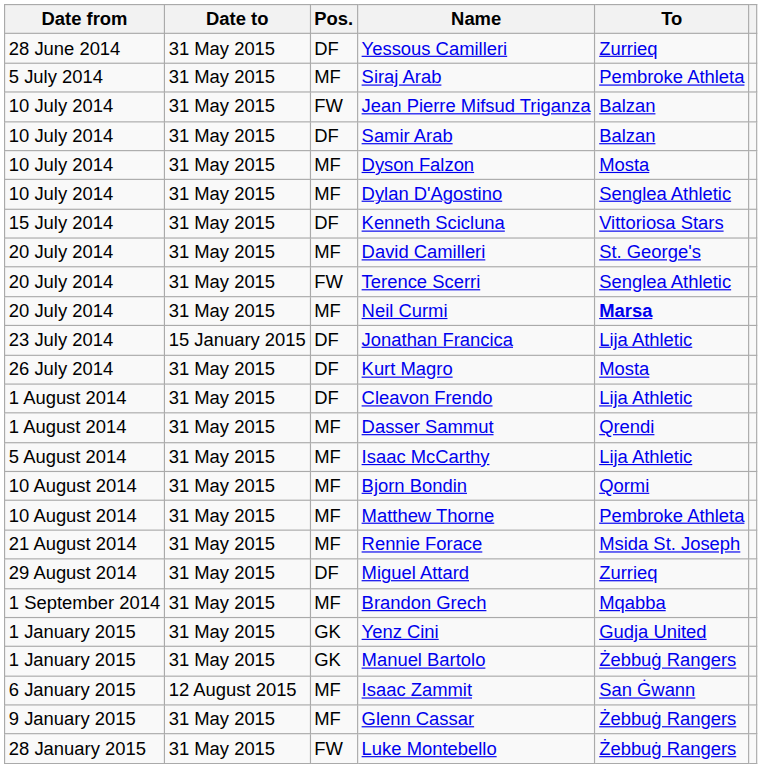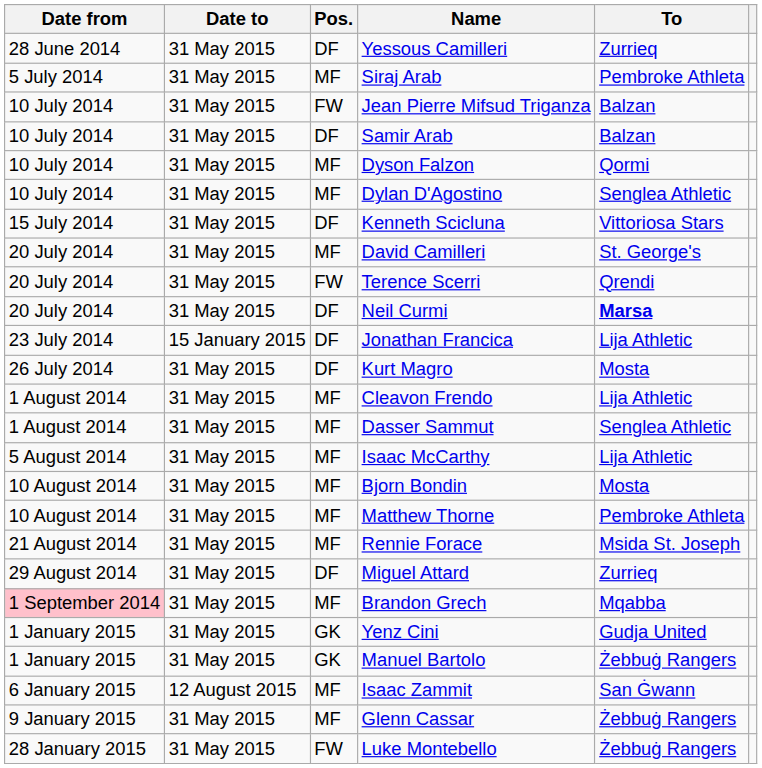(624, 164) Mosta -> (624, 164) Qormi
(665, 281) Senglea Athletic -> (627, 281) Qrendi
(328, 310) MF -> (327, 310) DF
(327, 398) DF -> (328, 398) MF
(627, 427) Qrendi -> (665, 427) Senglea Athletic
(624, 485) Qormi -> (624, 485) Mosta
(85, 602) no background -> (85, 602) pink background
